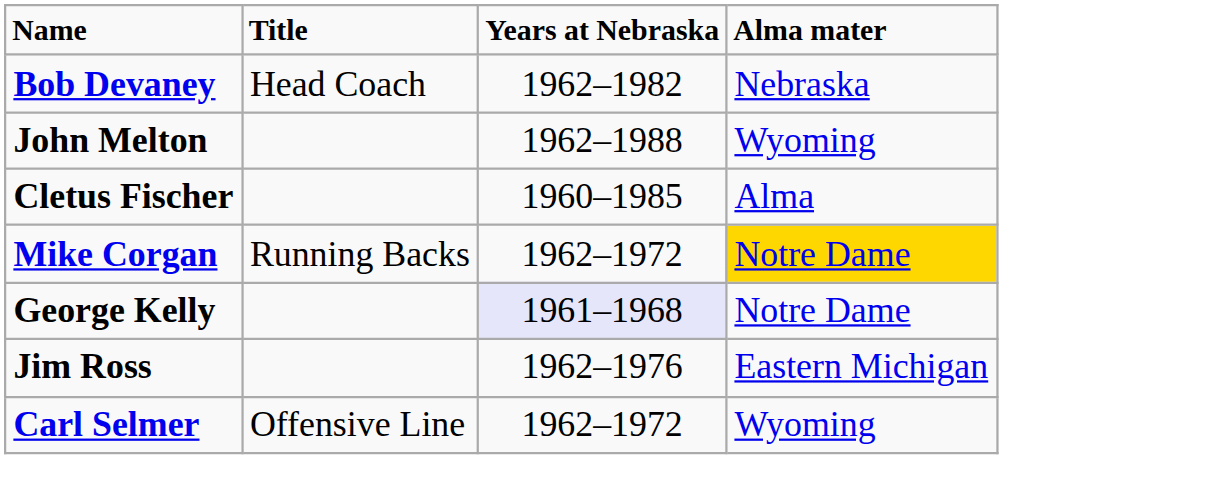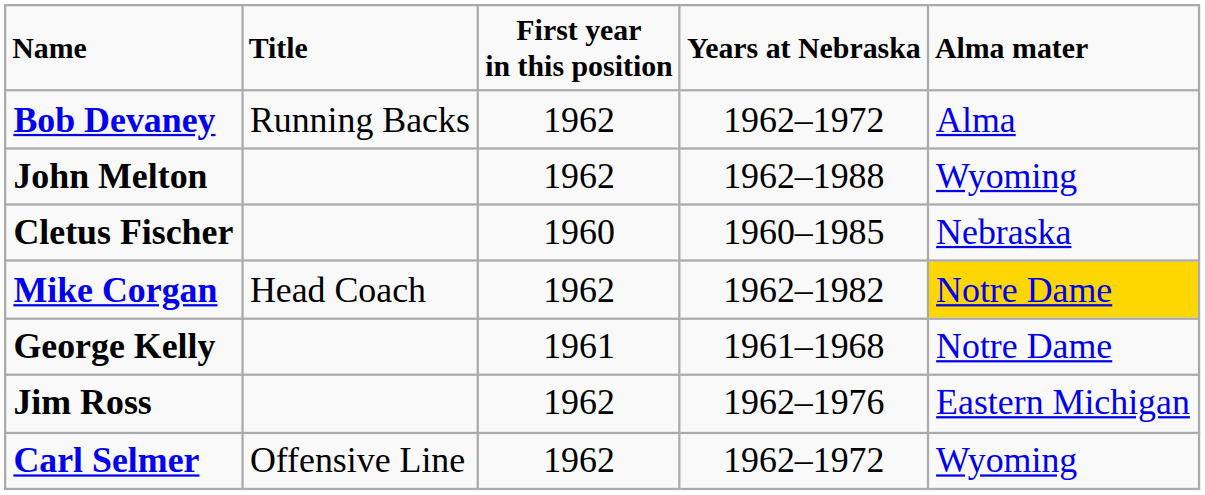+ column: (579, 47)
(338, 82) Head Coach -> (360, 118) Running Backs
(602, 82) 1962–1982 -> (804, 118) 1962–1972
(802, 82) Nebraska -> (976, 118) Alma
(774, 196) Alma -> (1004, 232) Nebraska
(360, 253) Running Backs -> (338, 289) Head Coach
(602, 253) 1962–1972 -> (804, 289) 1962–1982
(602, 310) lavender background -> (804, 346) no background
